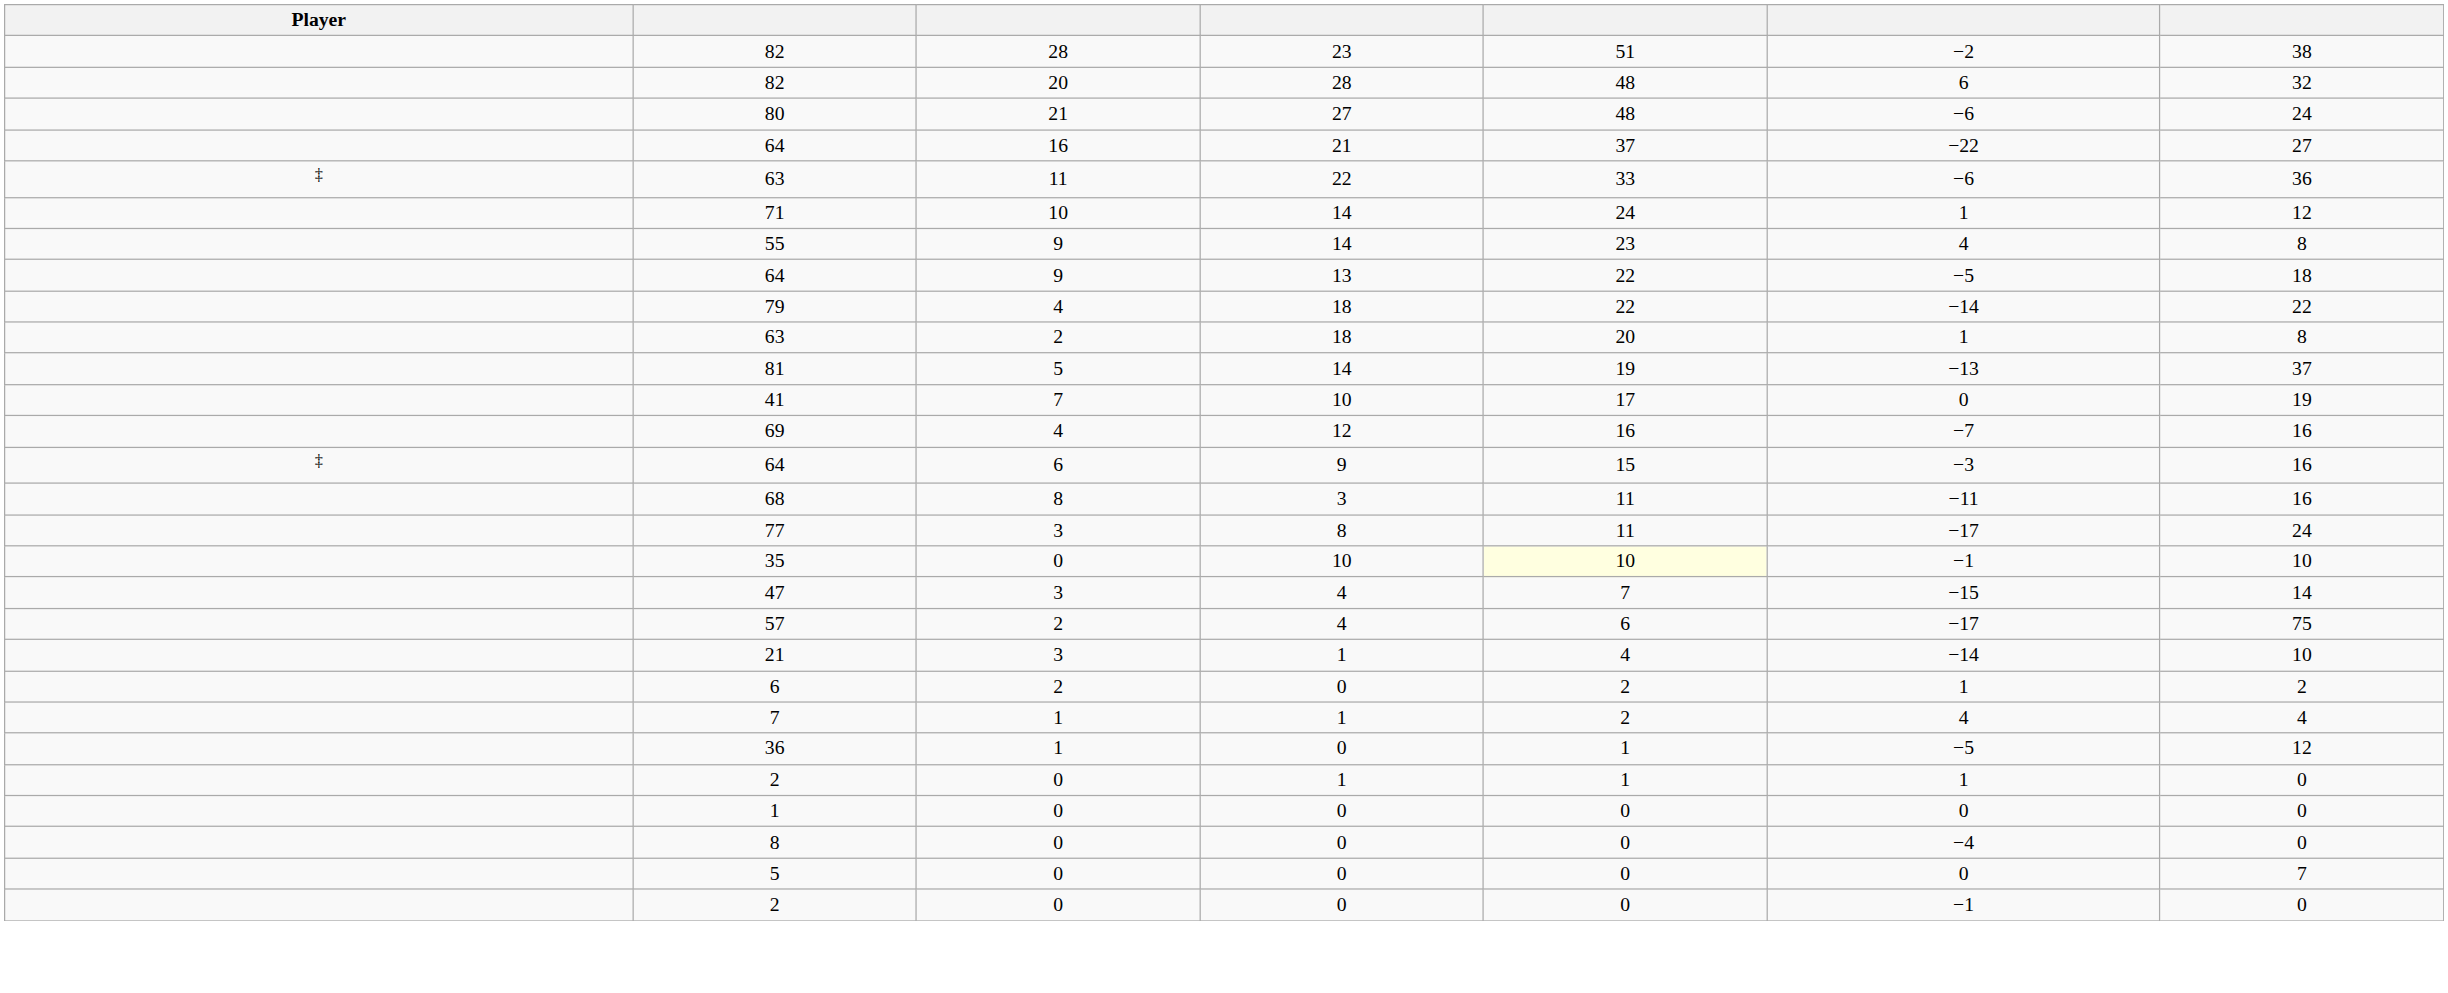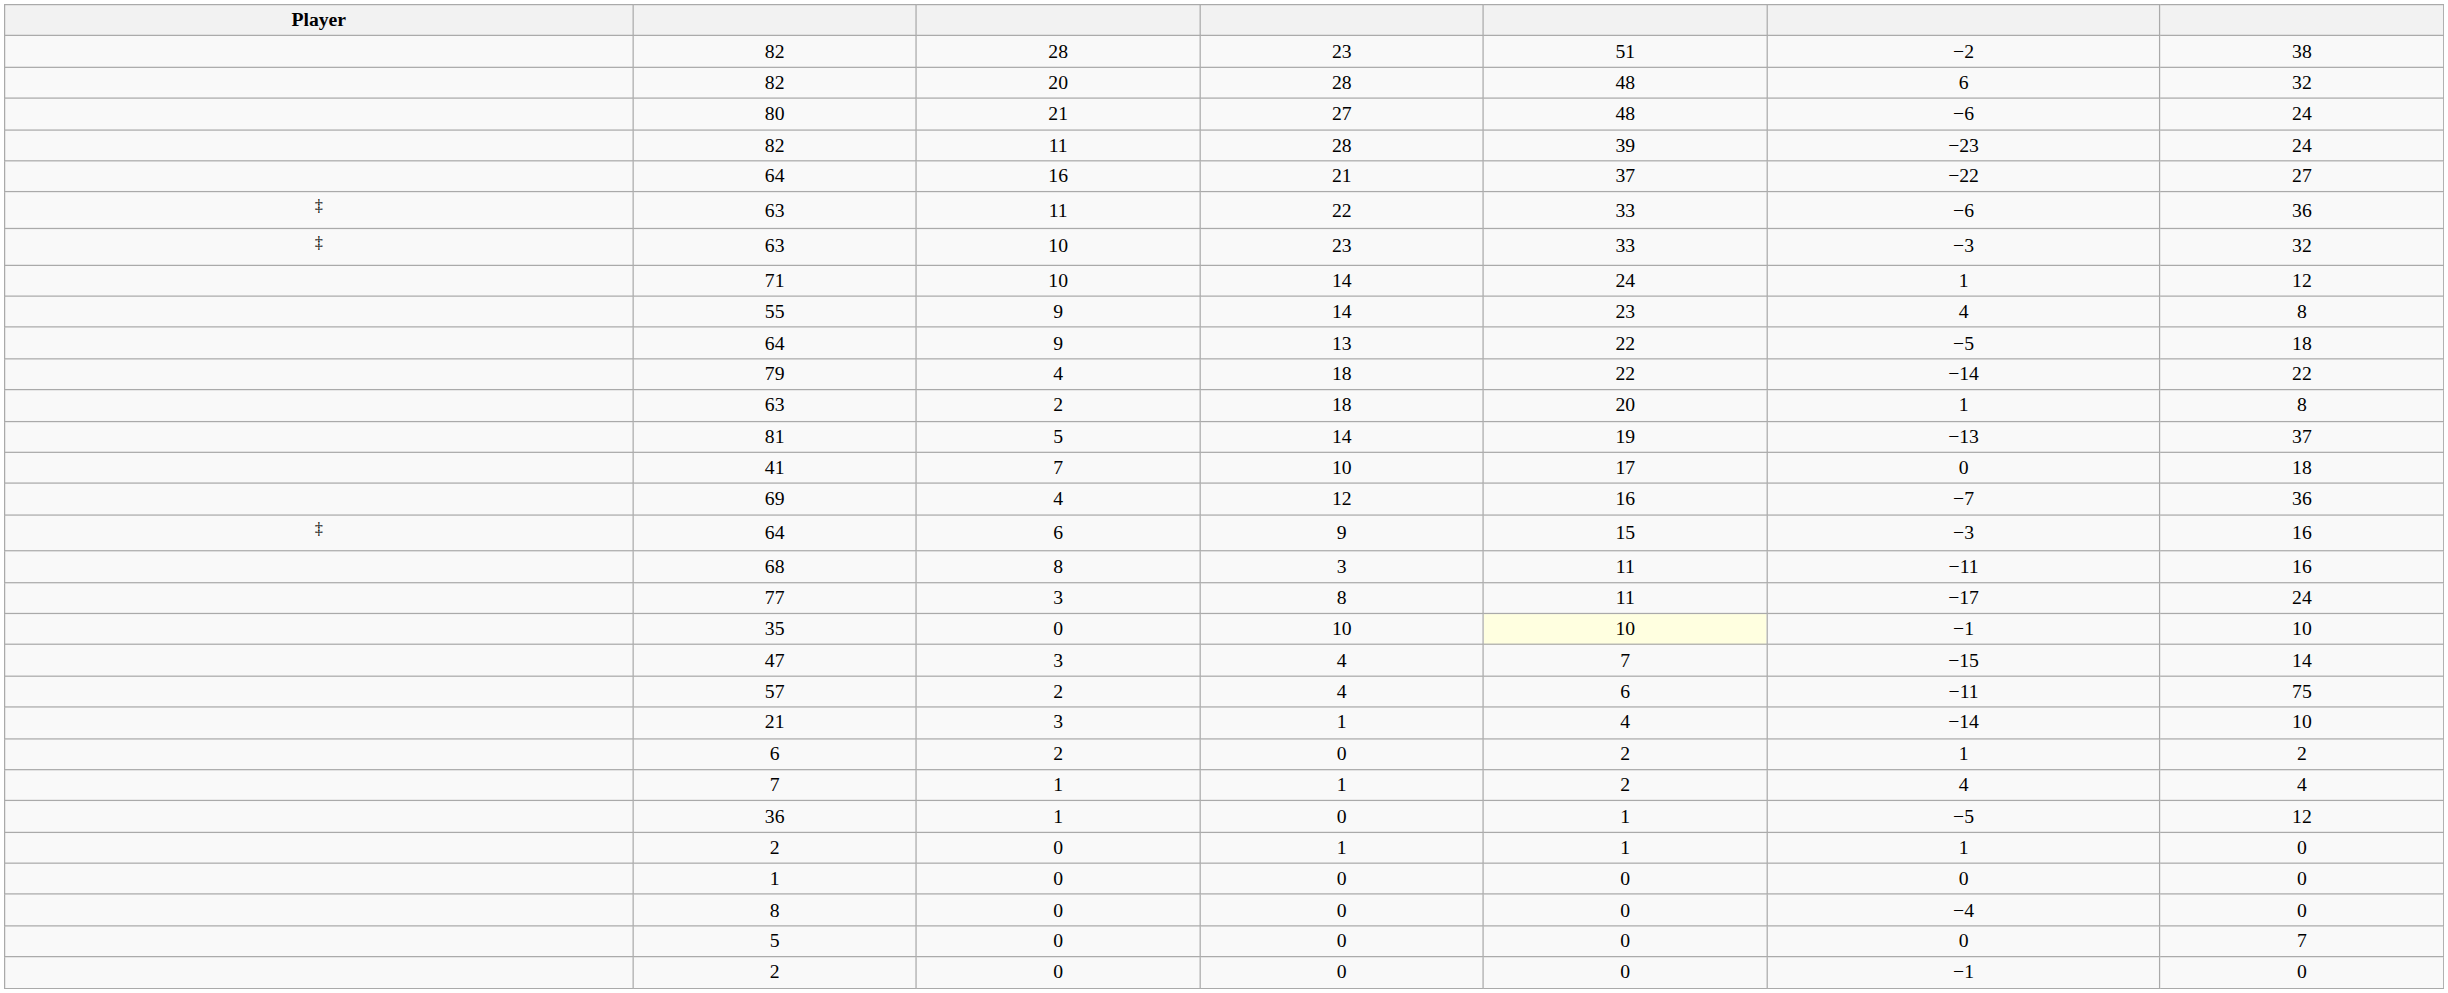+ row: (775, 144)
+ row: (775, 246)
(2302, 399) 19 -> (2302, 467) 18
(2302, 431) 16 -> (2302, 498) 36
(1964, 623) −17 -> (1964, 691) −11
